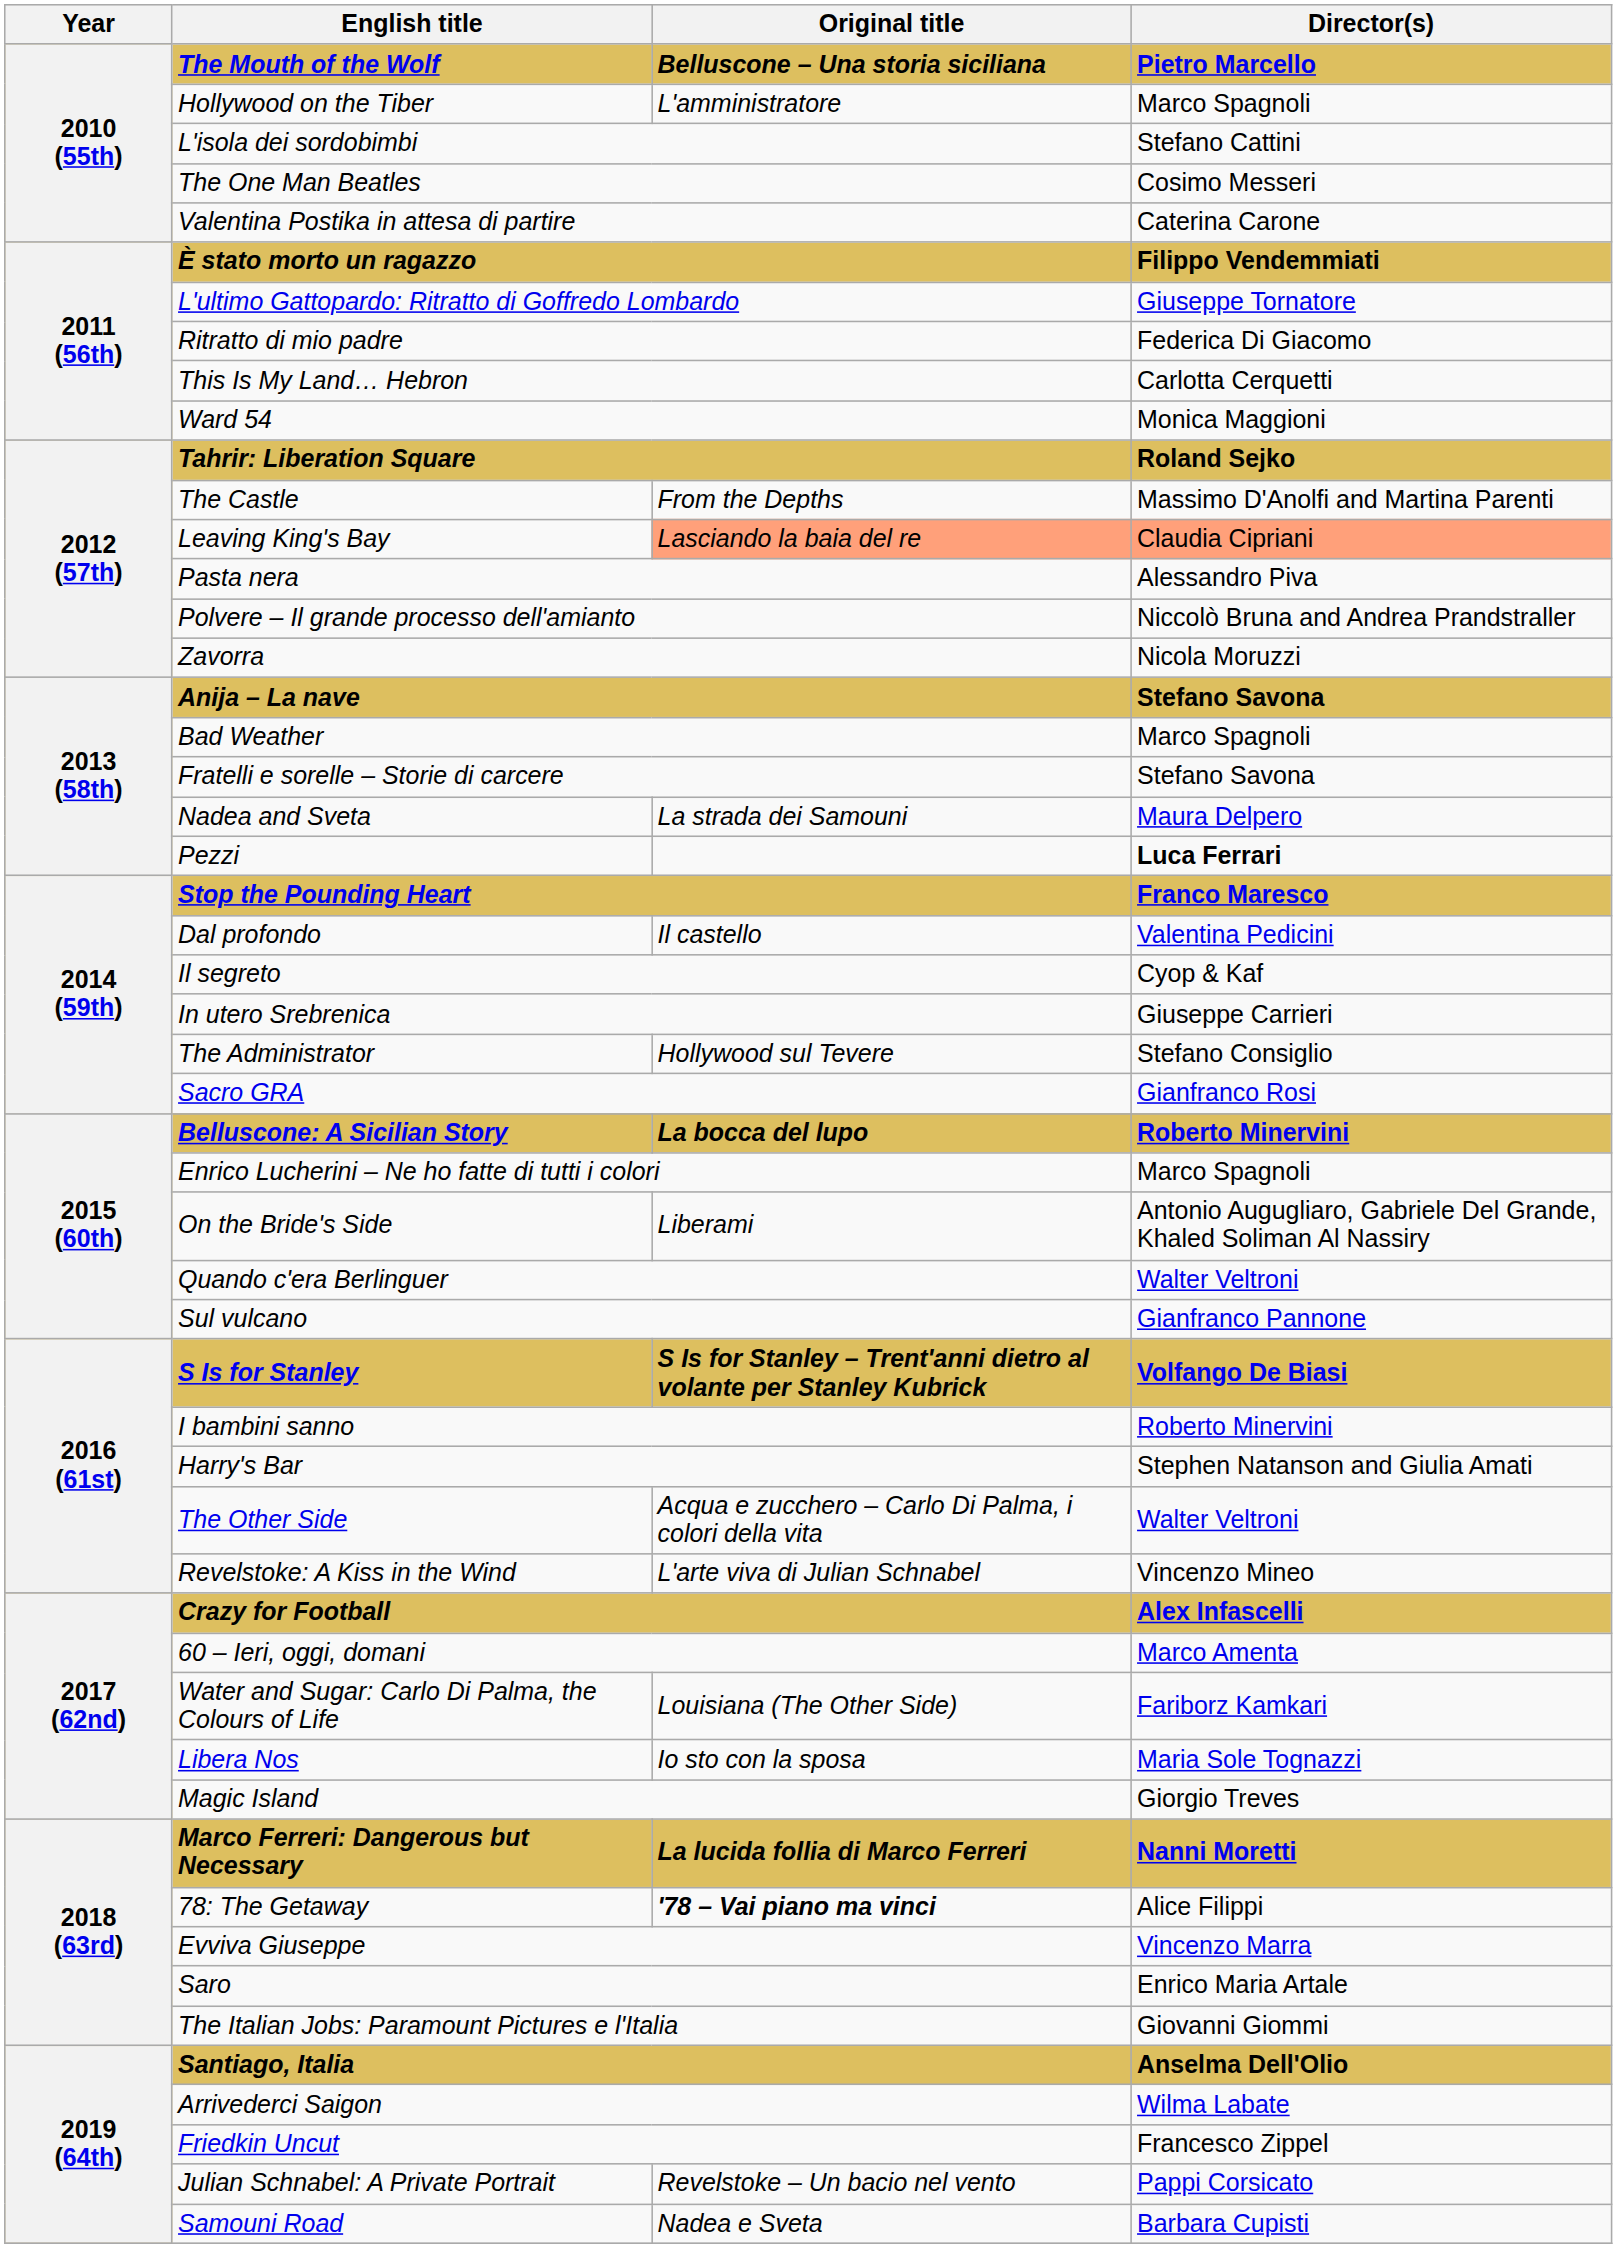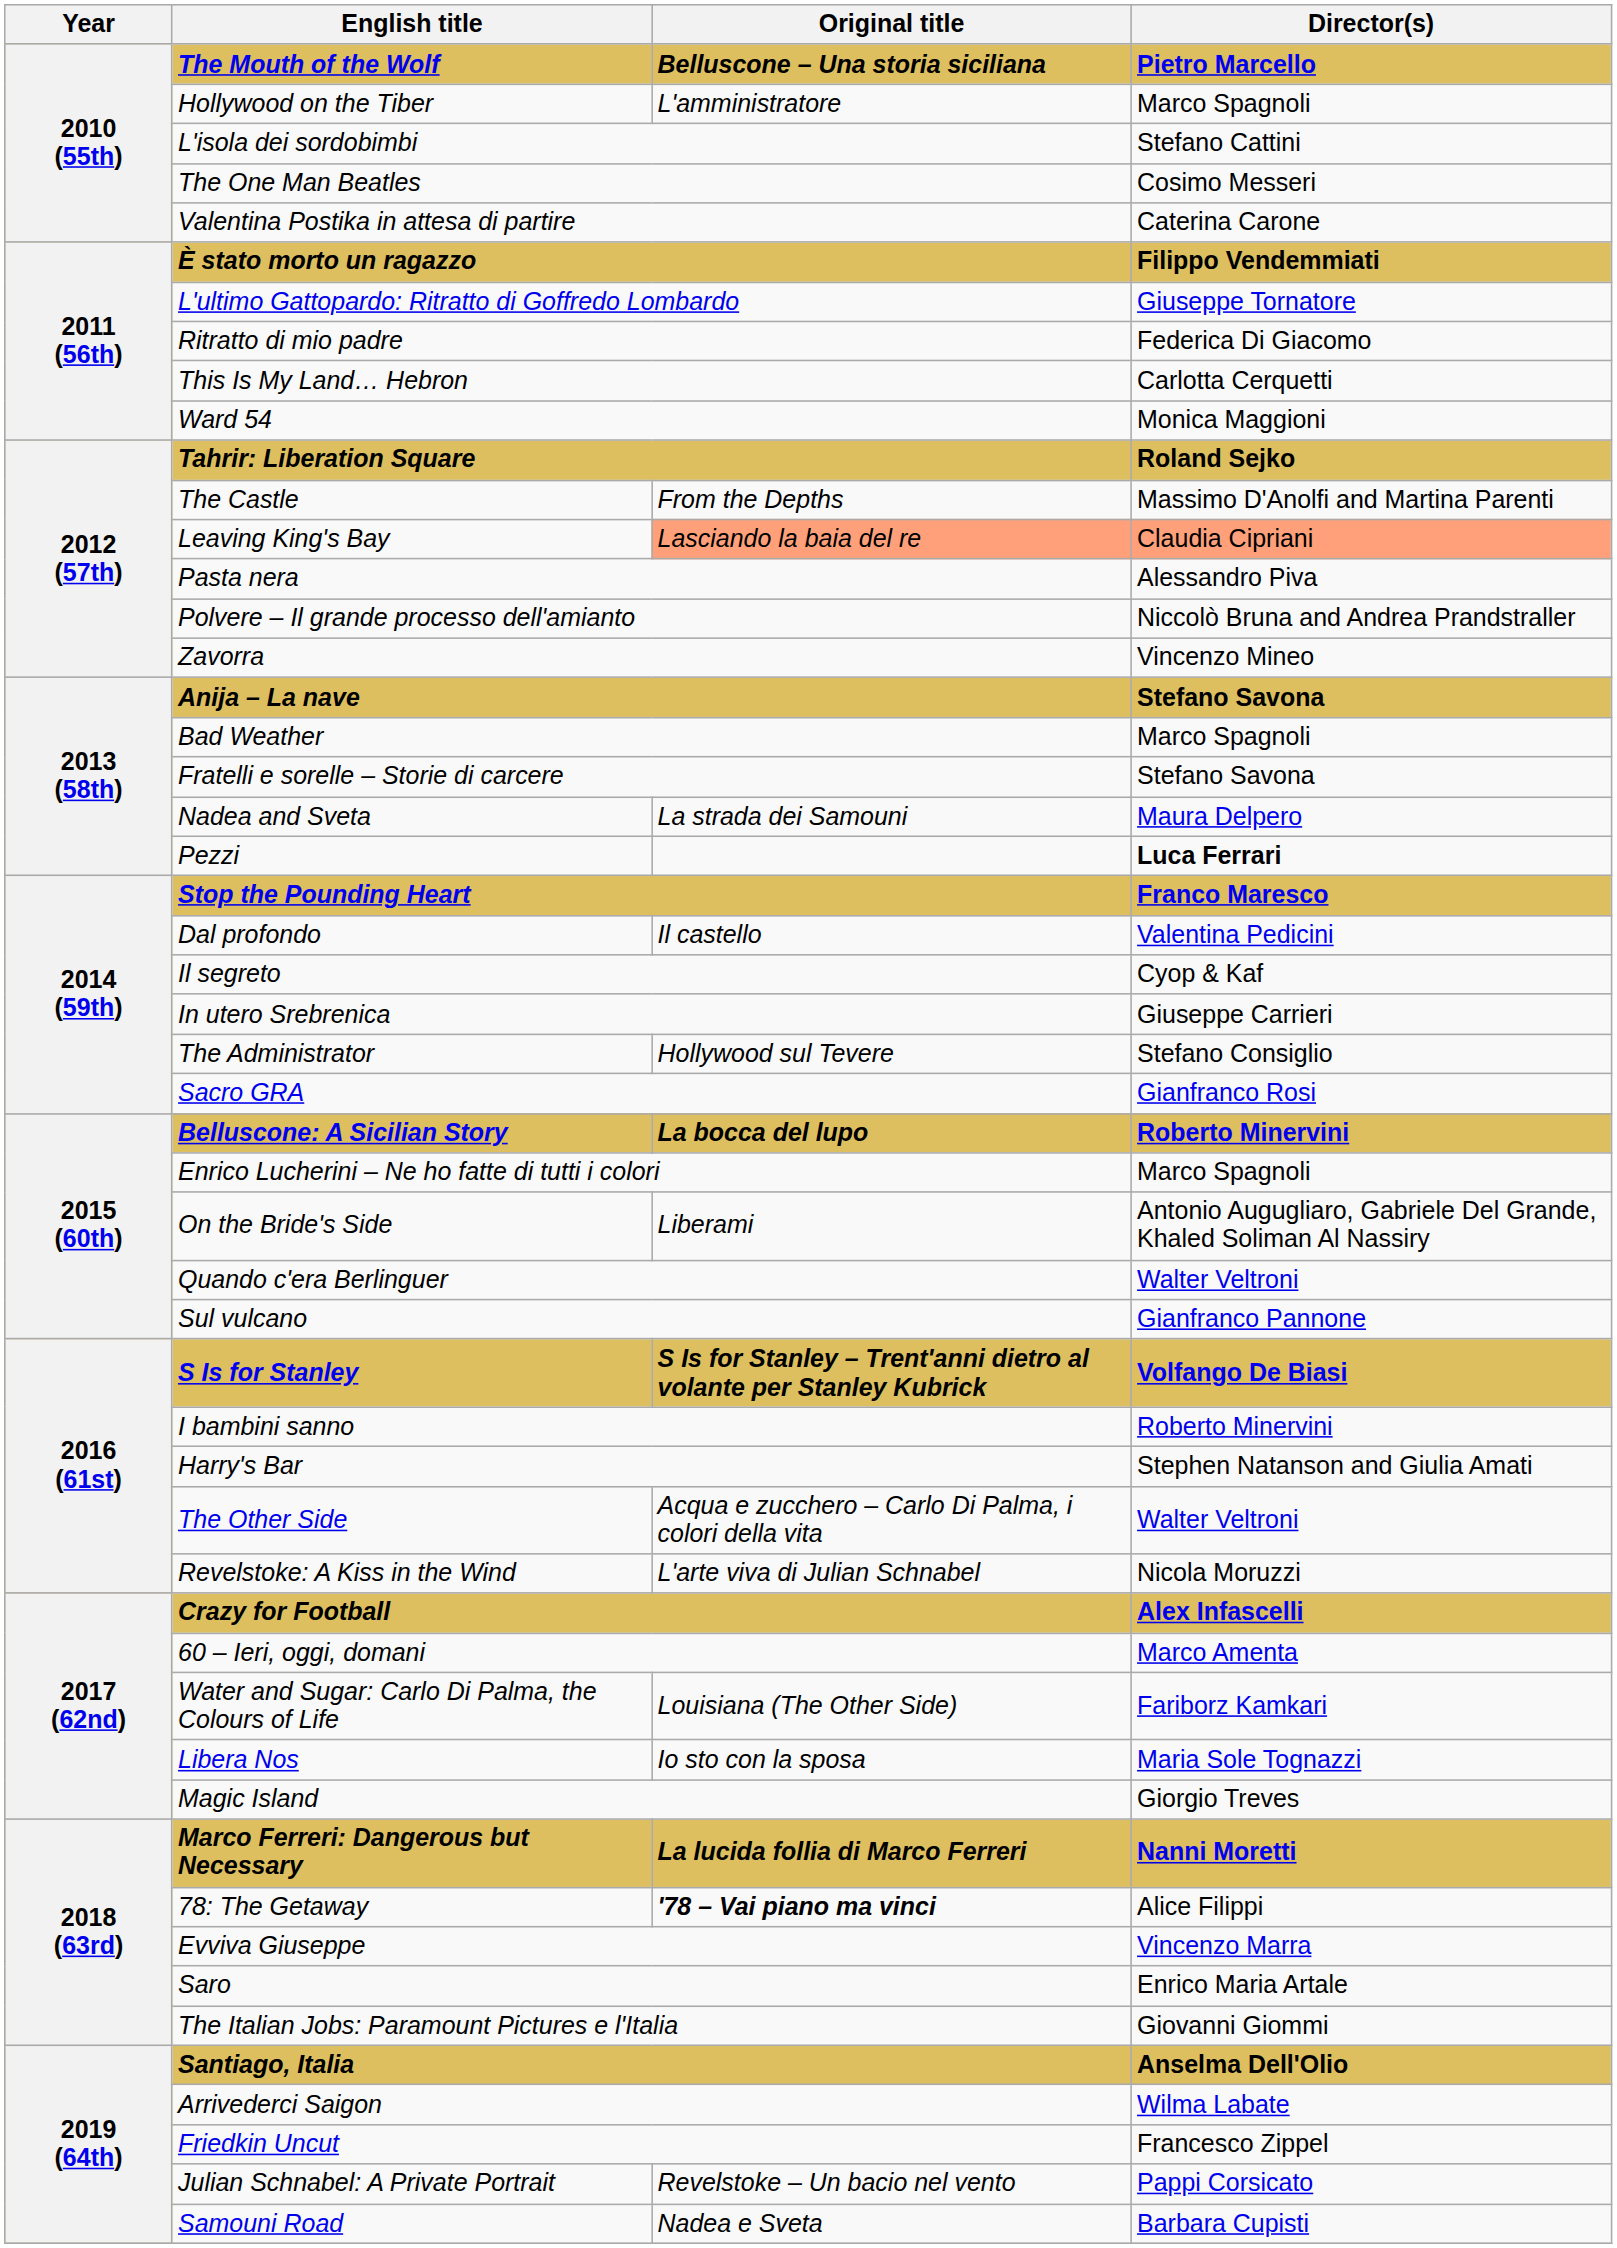(1219, 657) Nicola Moruzzi -> (1226, 657) Vincenzo Mineo
(1226, 1573) Vincenzo Mineo -> (1219, 1573) Nicola Moruzzi
